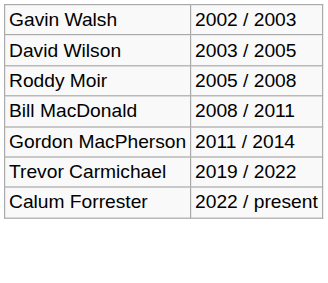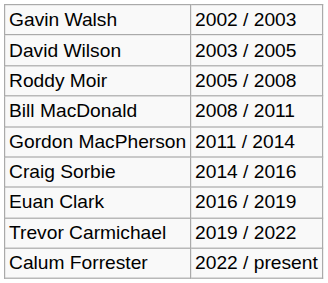+ row: (62, 171)
+ row: (57, 202)
